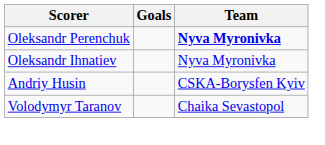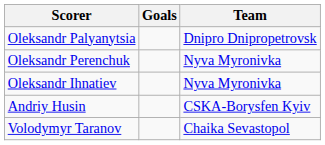+ row: (72, 38)
(229, 38) bold -> (232, 60) normal
